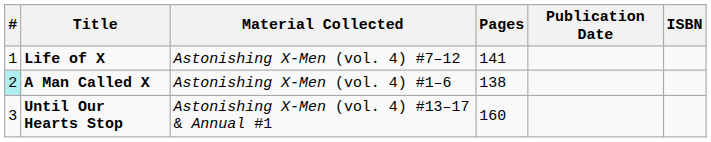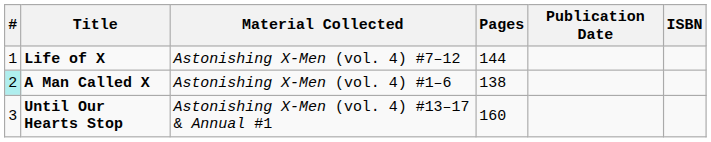(493, 58) 141 -> (493, 58) 144
